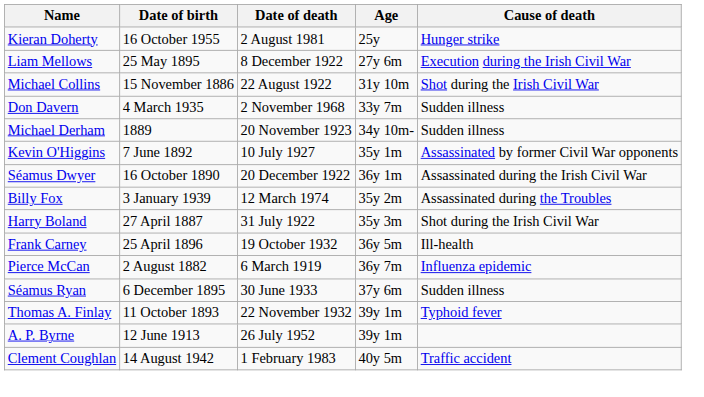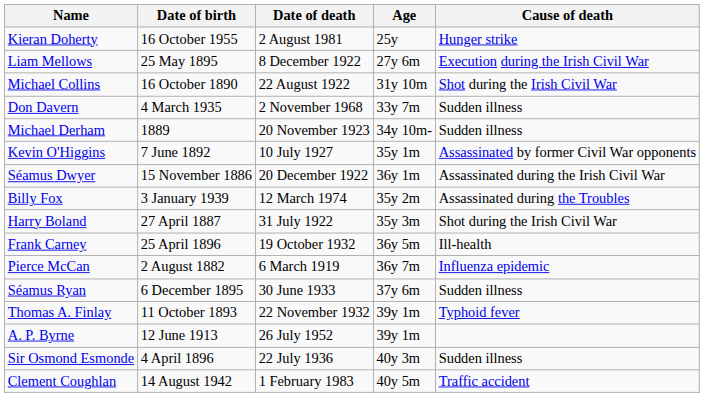(178, 84) 15 November 1886 -> (189, 84) 16 October 1890
(171, 175) 16 October 1890 -> (196, 175) 15 November 1886
+ row: (71, 358)
